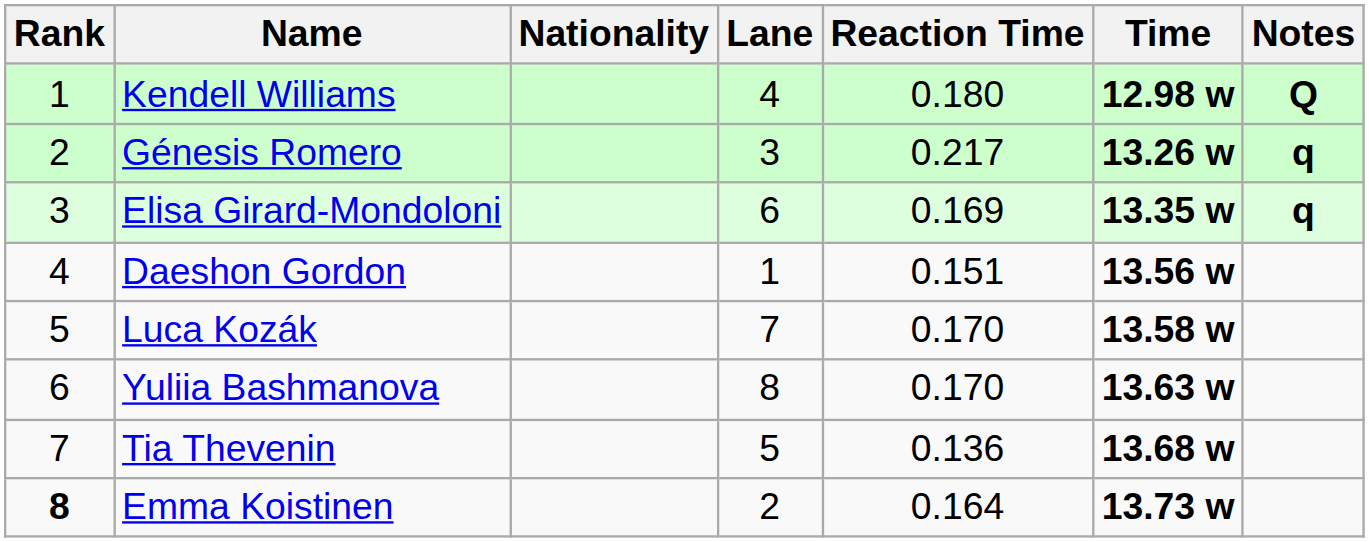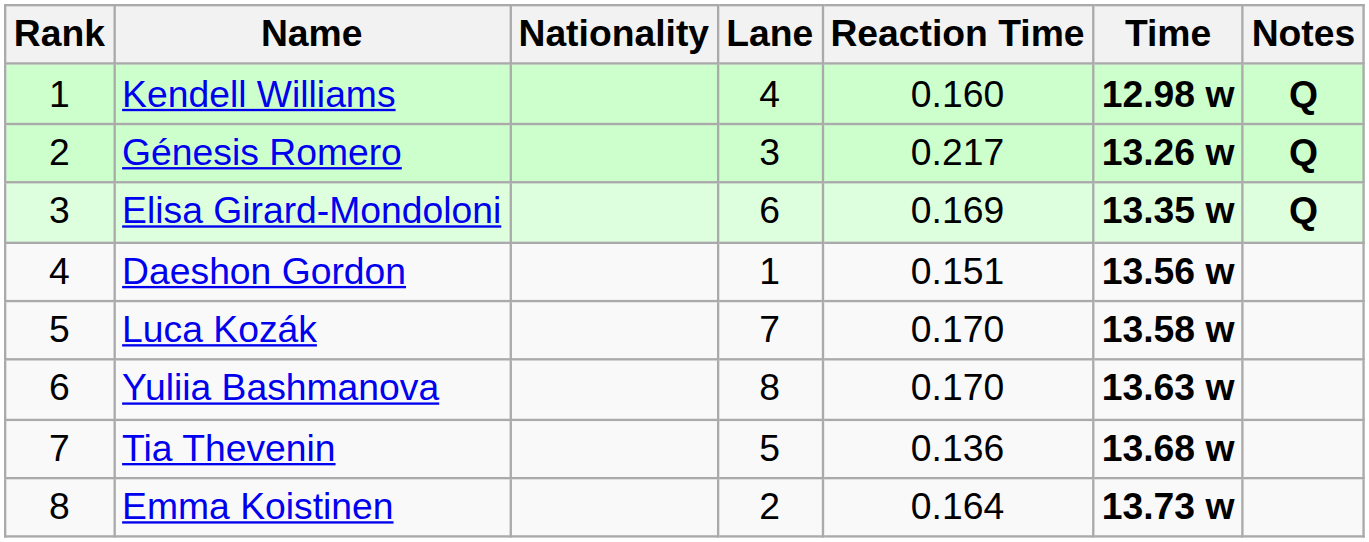(957, 93) 0.180 -> (957, 93) 0.160
(1303, 152) q -> (1303, 152) Q
(1303, 211) q -> (1303, 211) Q
(59, 507) bold -> (59, 507) normal
